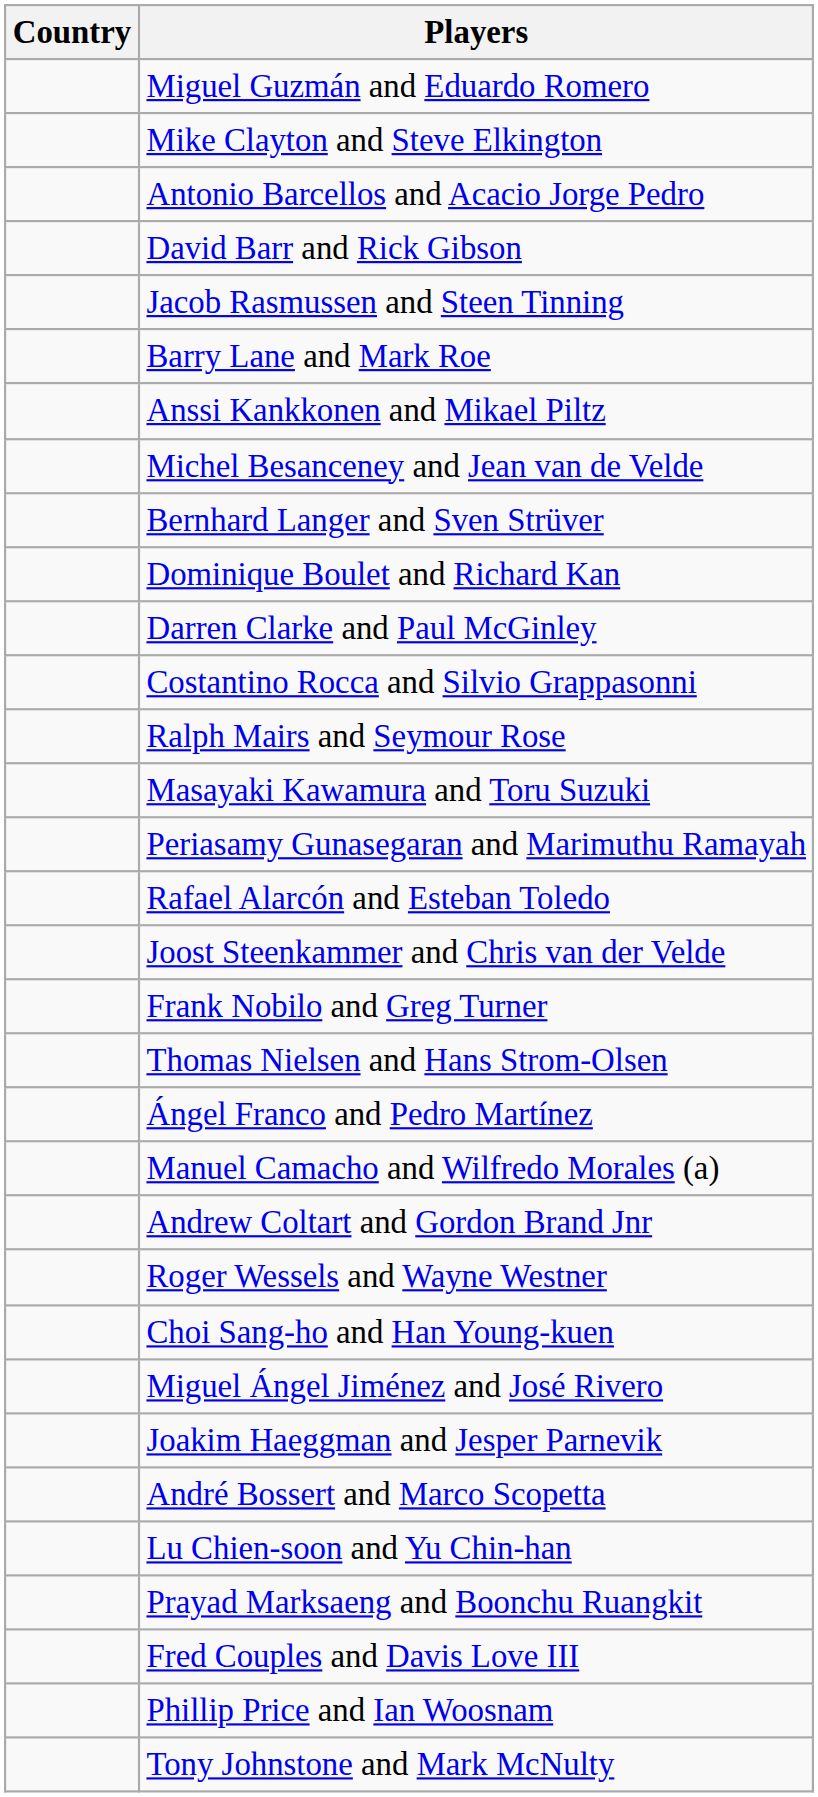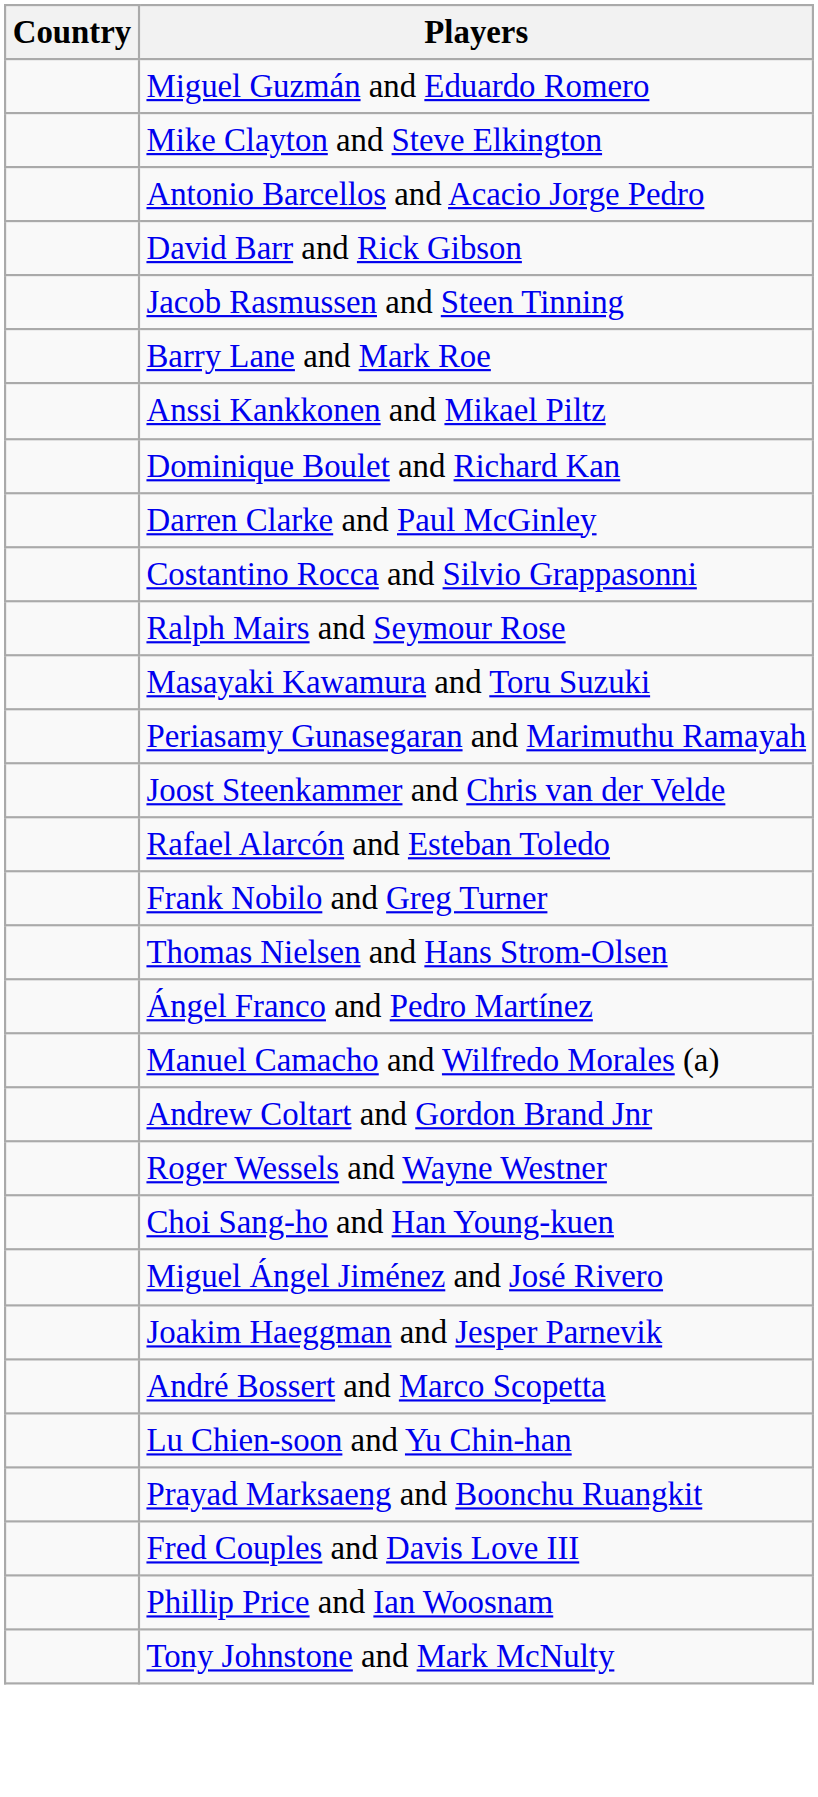- row: (425, 464)
- row: (375, 518)
rows swapped: (378, 897) <-> (436, 952)
